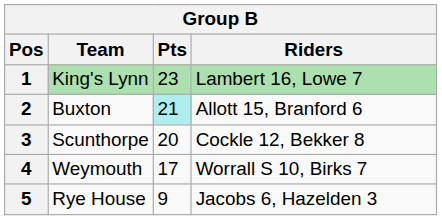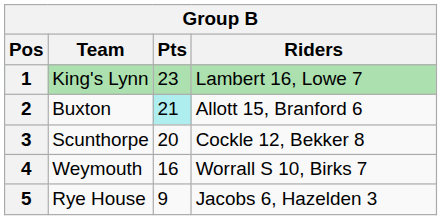(168, 169) 17 -> (168, 169) 16
